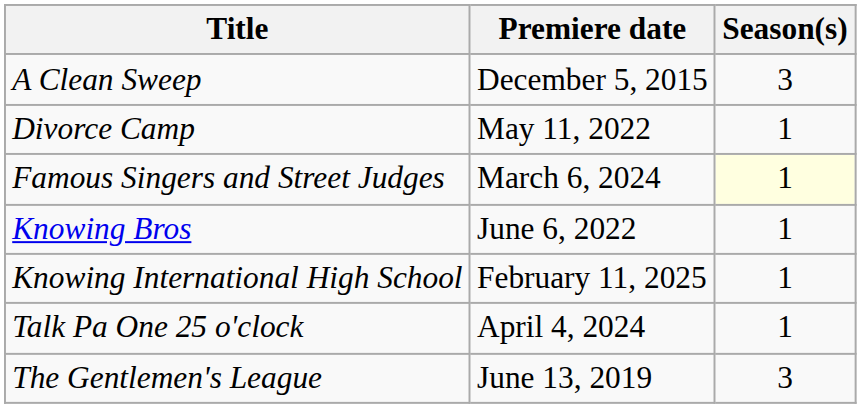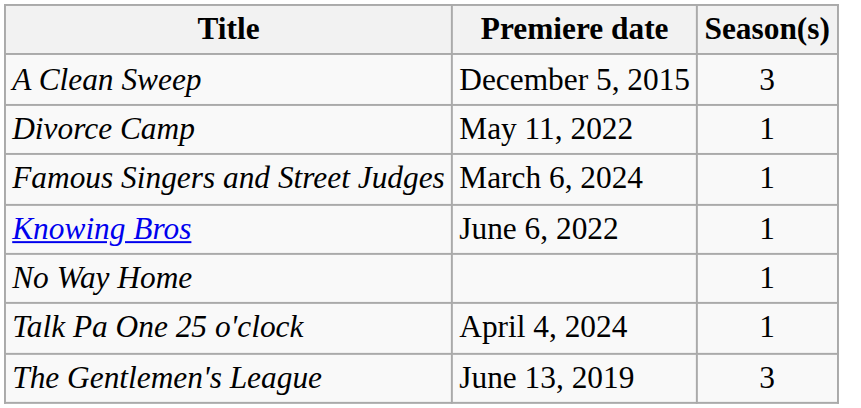(785, 178) lightyellow background -> (767, 178) no background
- row: (237, 278)
+ row: (102, 278)
